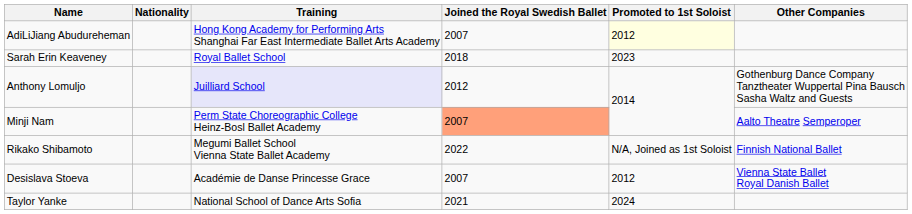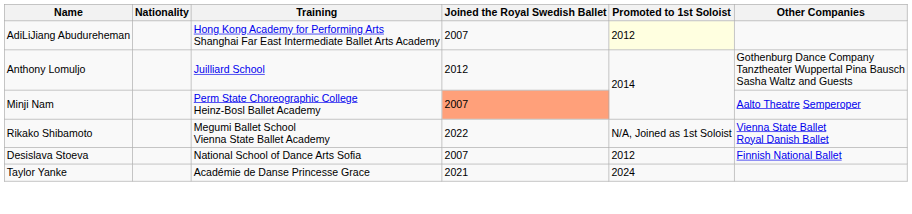- row: (57, 58)
(229, 86) lavender background -> (229, 70) no background
(789, 150) Finnish National Ballet -> (783, 133) Vienna State Ballet Royal Danish Ballet
(282, 178) Académie de Danse Princesse Grace -> (277, 156) National School of Dance Arts Sofia
(783, 178) Vienna State Ballet Royal Danish Ballet -> (789, 156) Finnish National Ballet
(277, 201) National School of Dance Arts Sofia -> (282, 172) Académie de Danse Princesse Grace
